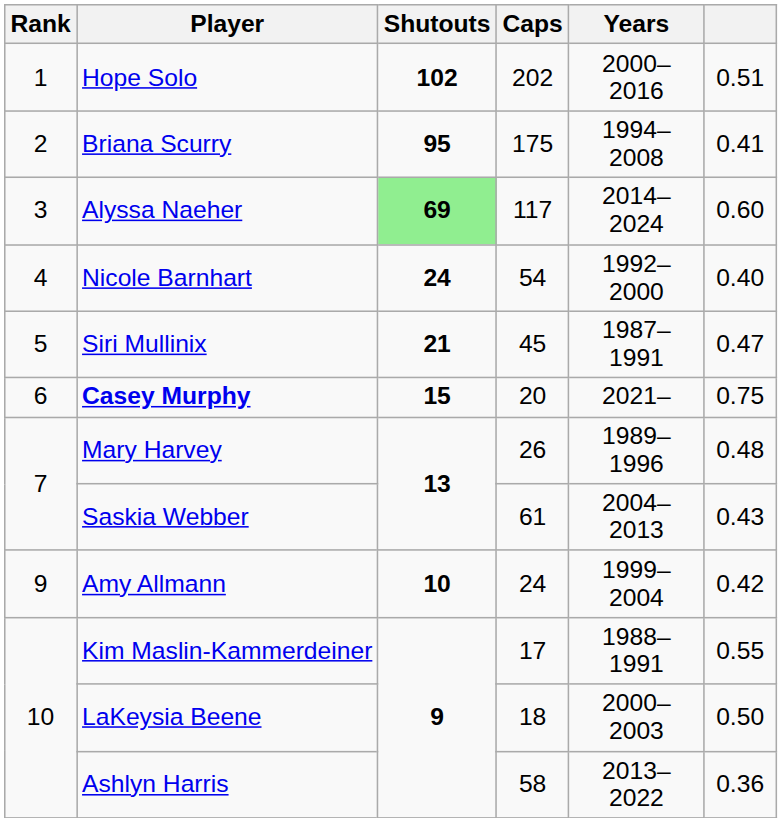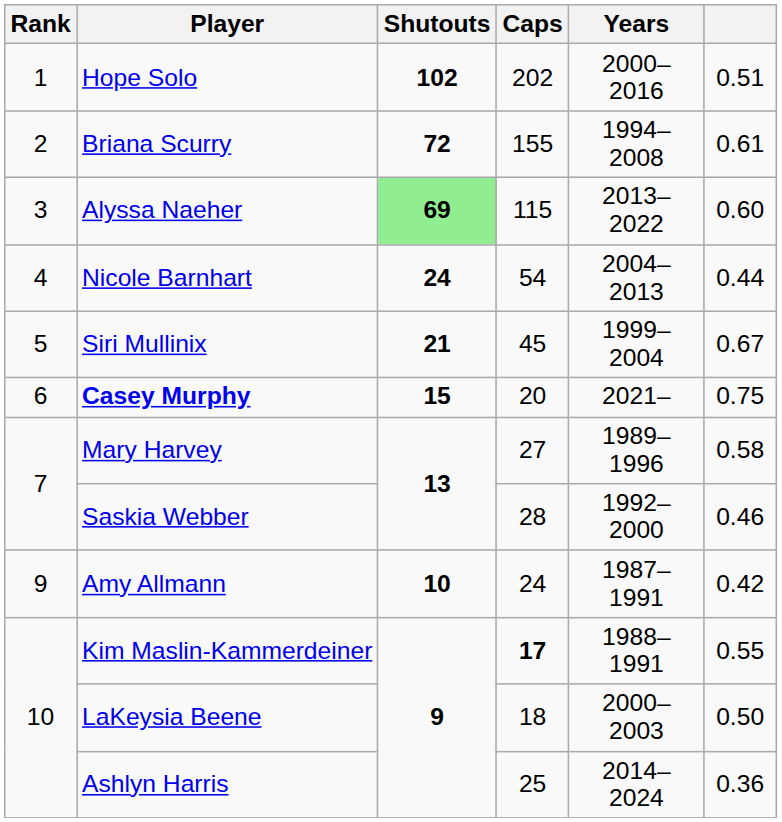(437, 143) 95 -> (437, 143) 72
(533, 143) 175 -> (533, 143) 155
(740, 143) 0.41 -> (740, 143) 0.61
(533, 210) 117 -> (533, 210) 115
(636, 210) 2014–2024 -> (636, 210) 2013–2022
(636, 277) 1992–2000 -> (636, 277) 2004–2013
(740, 277) 0.40 -> (740, 277) 0.44
(636, 344) 1987–1991 -> (636, 344) 1999–2004
(740, 344) 0.47 -> (740, 344) 0.67
(533, 450) 26 -> (533, 450) 27
(740, 450) 0.48 -> (740, 450) 0.58
(533, 516) 61 -> (533, 516) 28
(636, 516) 2004–2013 -> (636, 516) 1992–2000
(740, 516) 0.43 -> (740, 516) 0.46
(636, 583) 1999–2004 -> (636, 583) 1987–1991
(533, 650) normal -> (533, 650) bold
(533, 784) 58 -> (533, 784) 25
(636, 784) 2013–2022 -> (636, 784) 2014–2024
